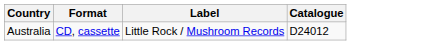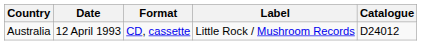+ column: (88, 13)
